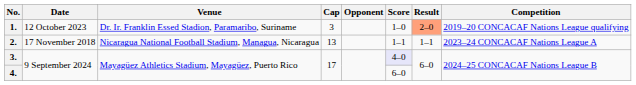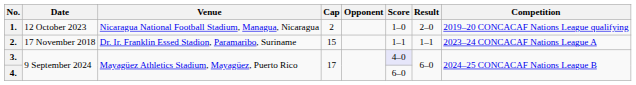(198, 27) Dr. Ir. Franklin Essed Stadion, Paramaribo, Suriname -> (209, 27) Nicaragua National Football Stadium, Managua, Nicaragua
(331, 27) 3 -> (331, 27) 2
(426, 27) lightsalmon background -> (426, 27) no background
(209, 42) Nicaragua National Football Stadium, Managua, Nicaragua -> (198, 42) Dr. Ir. Franklin Essed Stadion, Paramaribo, Suriname
(331, 42) 13 -> (331, 42) 15
